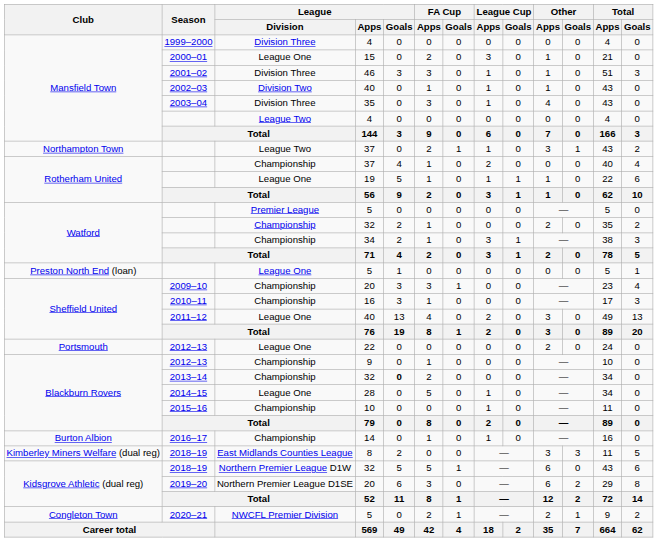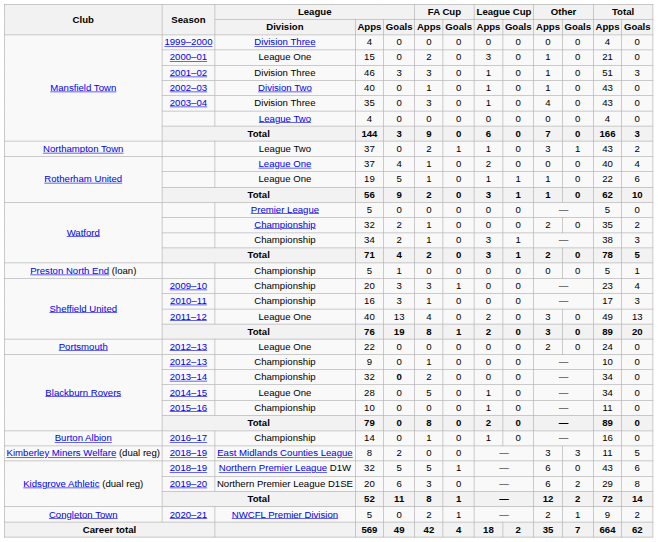(285, 164) Championship -> (285, 164) League One
(285, 270) League One -> (285, 270) Championship
